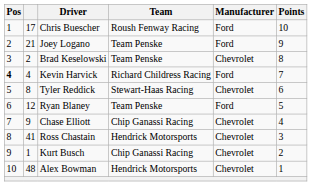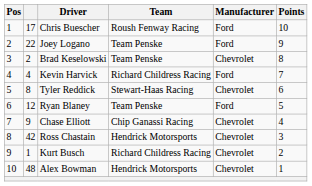(30, 43) 21 -> (30, 43) 22
(9, 74) bold -> (9, 74) normal
(30, 137) 41 -> (30, 137) 42
(152, 152) Chip Ganassi Racing -> (161, 152) Richard Childress Racing
